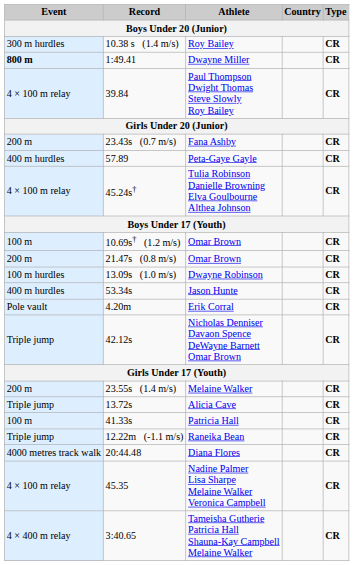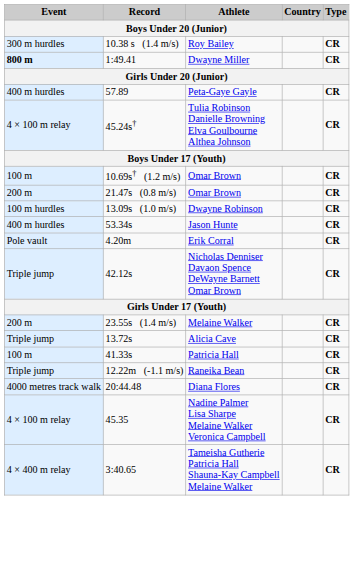- row: (117, 93)
- row: (141, 142)
